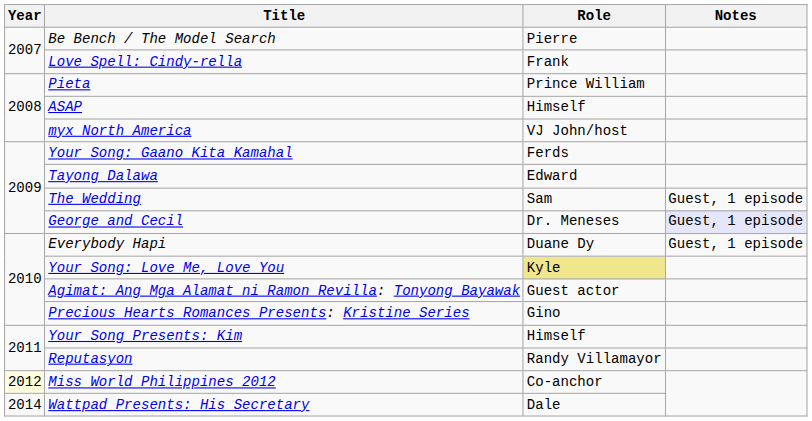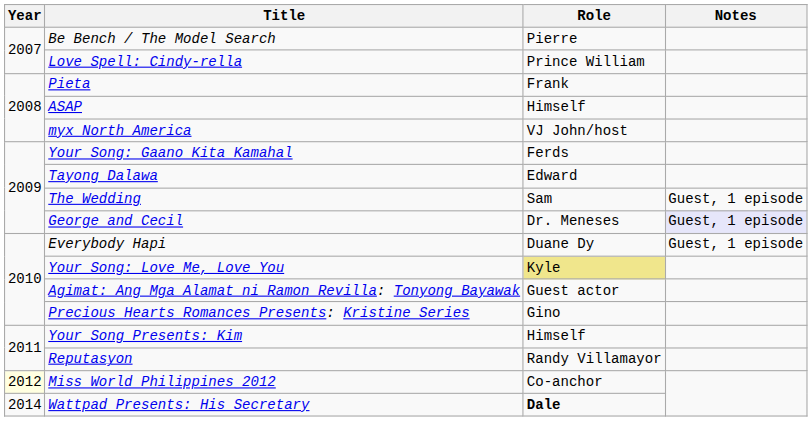(548, 62) Frank -> (586, 62) Prince William
(586, 85) Prince William -> (548, 85) Frank
(544, 405) normal -> (544, 405) bold
